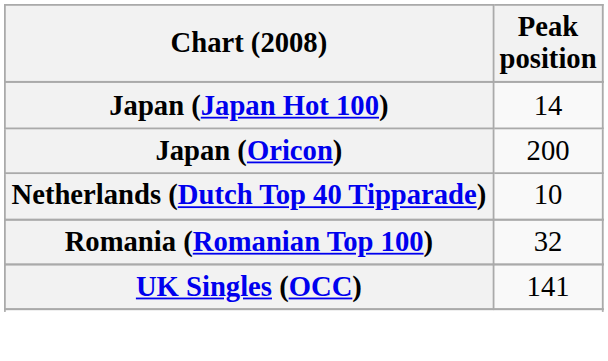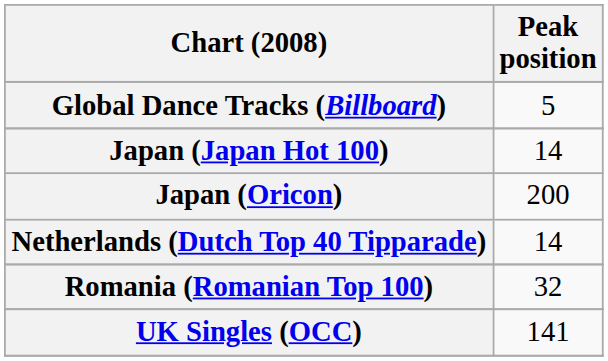+ row: (249, 104)
(548, 195) 10 -> (548, 241) 14
